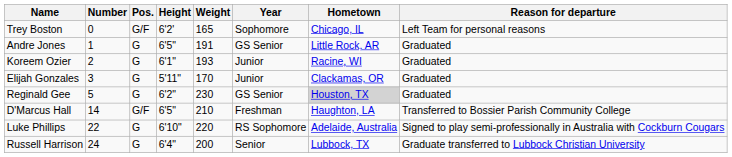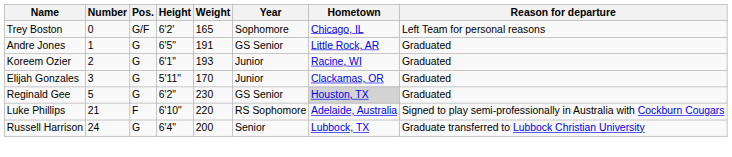- row: (39, 111)
(94, 128) 22 -> (94, 111) 21
(136, 128) G -> (135, 111) F
